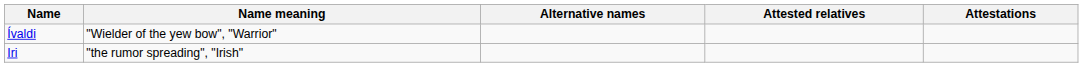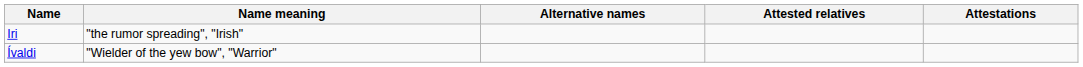rows swapped: (12, 53) <-> (22, 34)
